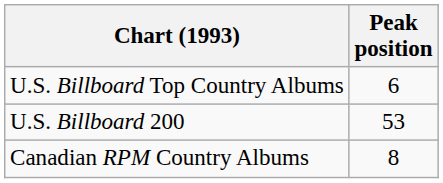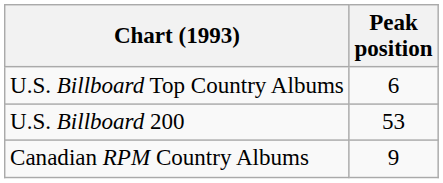(394, 158) 8 -> (394, 158) 9
